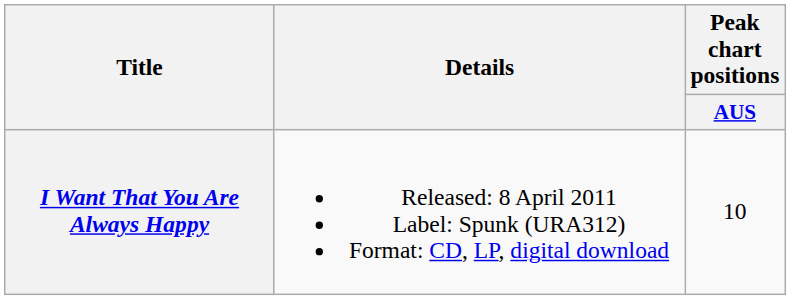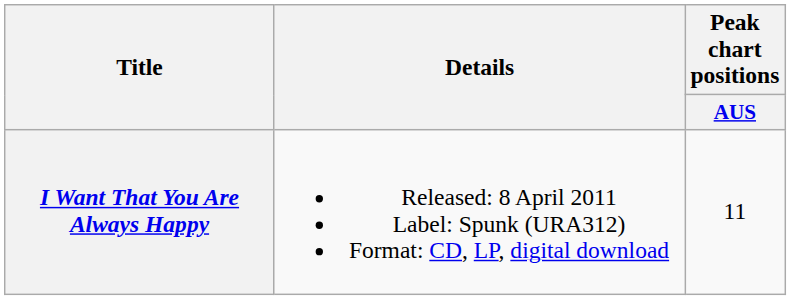(735, 211) 10 -> (735, 211) 11
